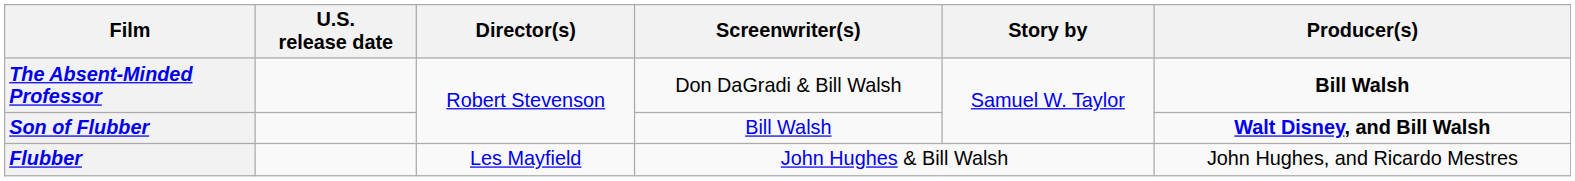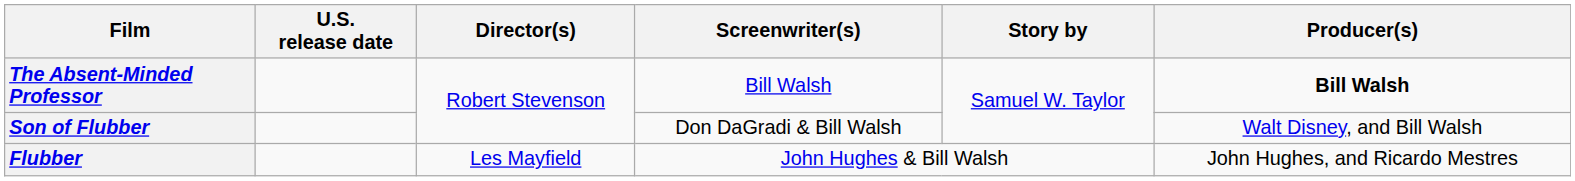(788, 85) Don DaGradi & Bill Walsh -> (788, 85) Bill Walsh
(788, 127) Bill Walsh -> (788, 127) Don DaGradi & Bill Walsh
(1362, 127) bold -> (1362, 127) normal
